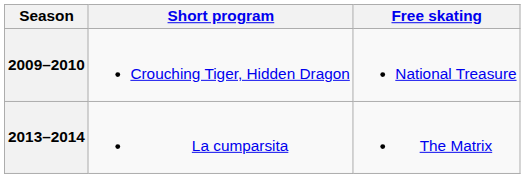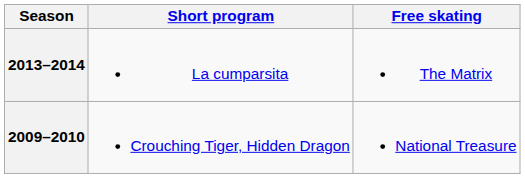rows swapped: (46, 137) <-> (46, 65)
